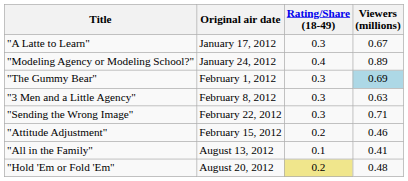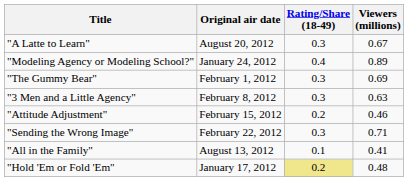(238, 43) January 17, 2012 -> (236, 43) August 20, 2012
(378, 79) lightblue background -> (378, 79) no background
rows swapped: (57, 132) <-> (70, 114)
(236, 168) August 20, 2012 -> (238, 168) January 17, 2012
